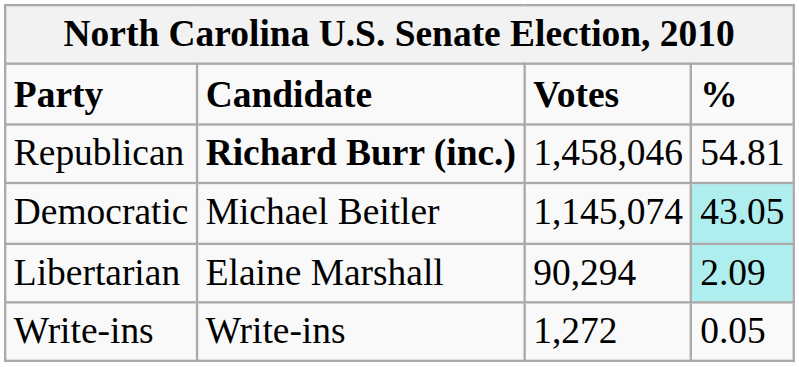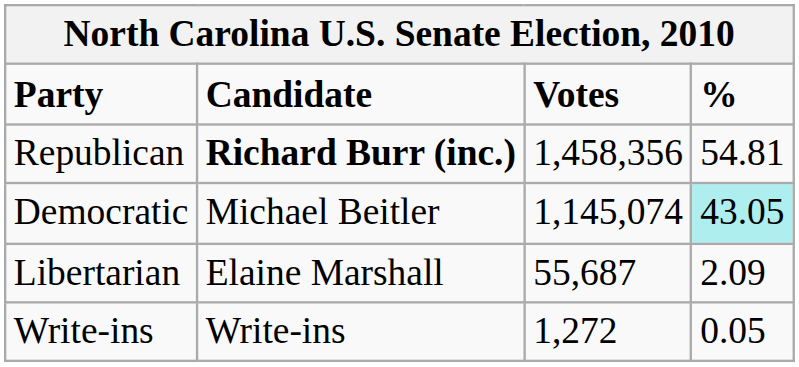(608, 152) 1,458,046 -> (608, 152) 1,458,356
(585, 271) 90,294 -> (585, 271) 55,687
(733, 271) paleturquoise background -> (733, 271) no background
